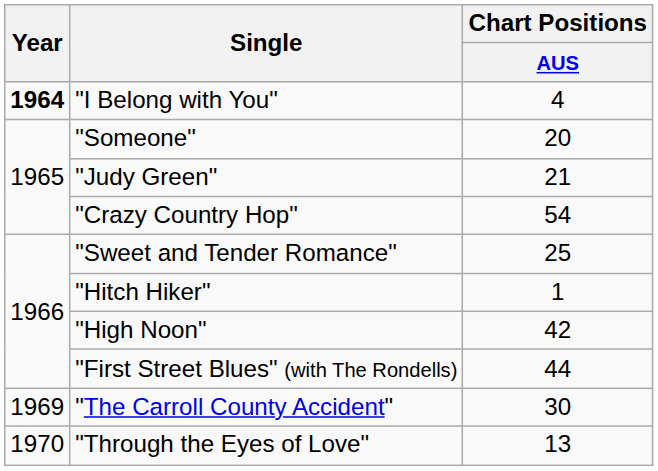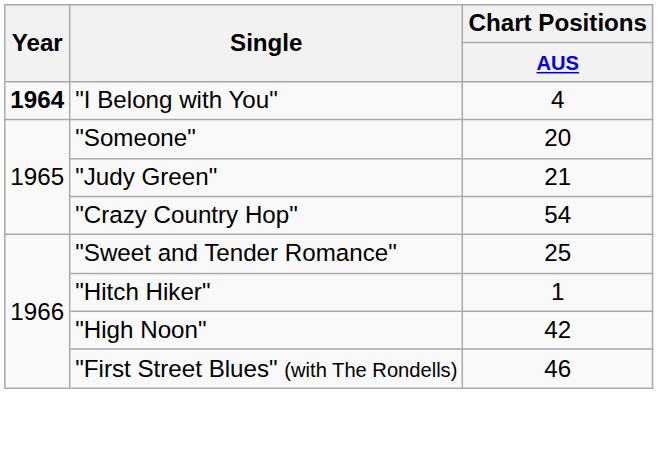(558, 368) 44 -> (558, 368) 46
- row: (234, 406)
- row: (222, 445)
